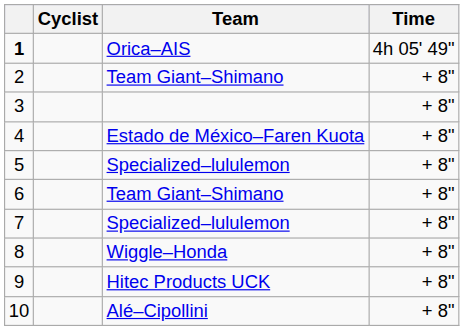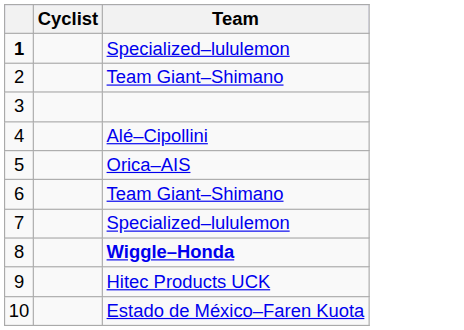- column: (414, 19)
(149, 48) Orica–AIS -> (198, 48) Specialized–lululemon
(235, 135) Estado de México–Faren Kuota -> (157, 135) Alé–Cipollini
(198, 164) Specialized–lululemon -> (149, 164) Orica–AIS
(167, 252) normal -> (170, 252) bold
(157, 310) Alé–Cipollini -> (235, 310) Estado de México–Faren Kuota
